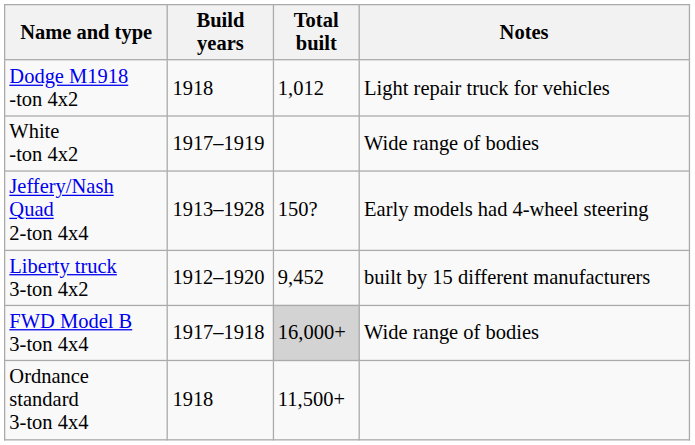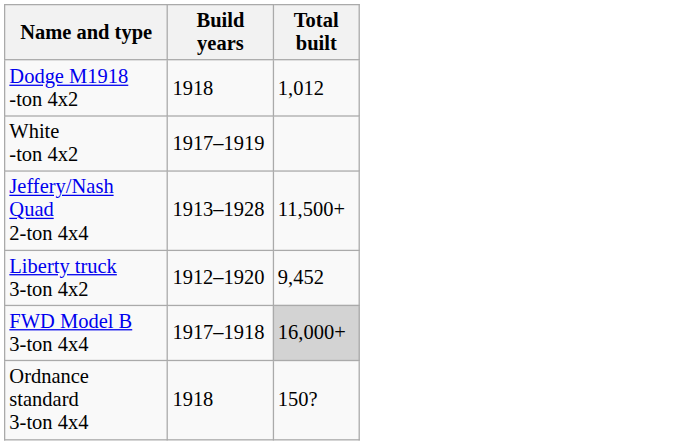- column: (524, 32)
(298, 210) 150? -> (311, 210) 11,500+
(311, 399) 11,500+ -> (298, 399) 150?
